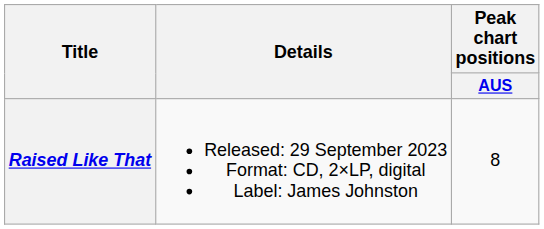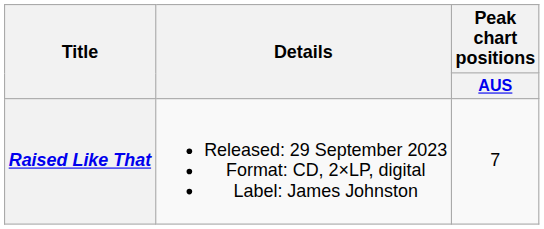(495, 161) 8 -> (495, 161) 7
